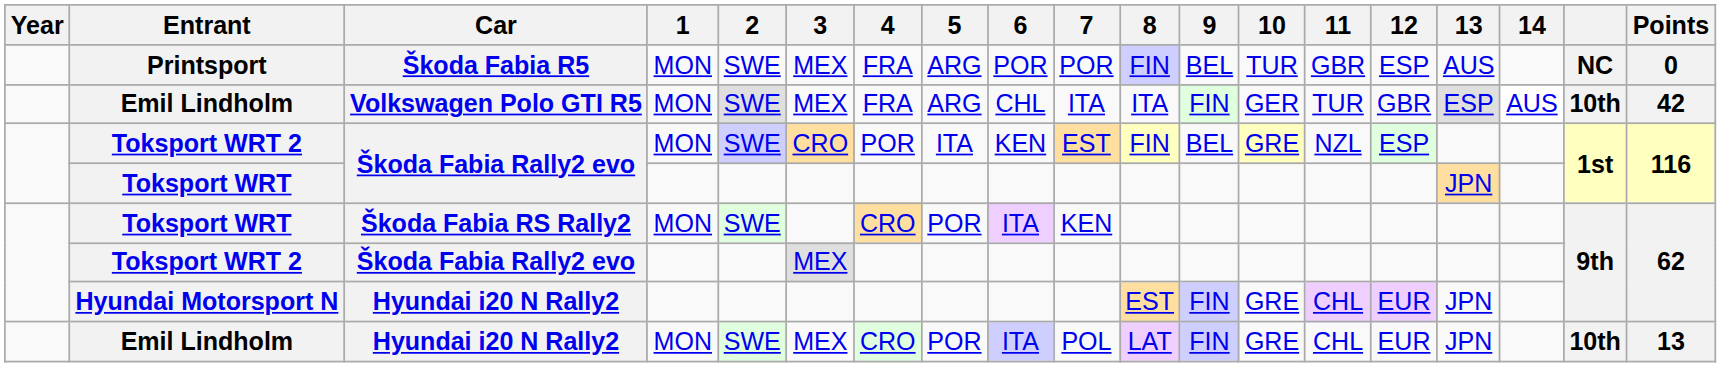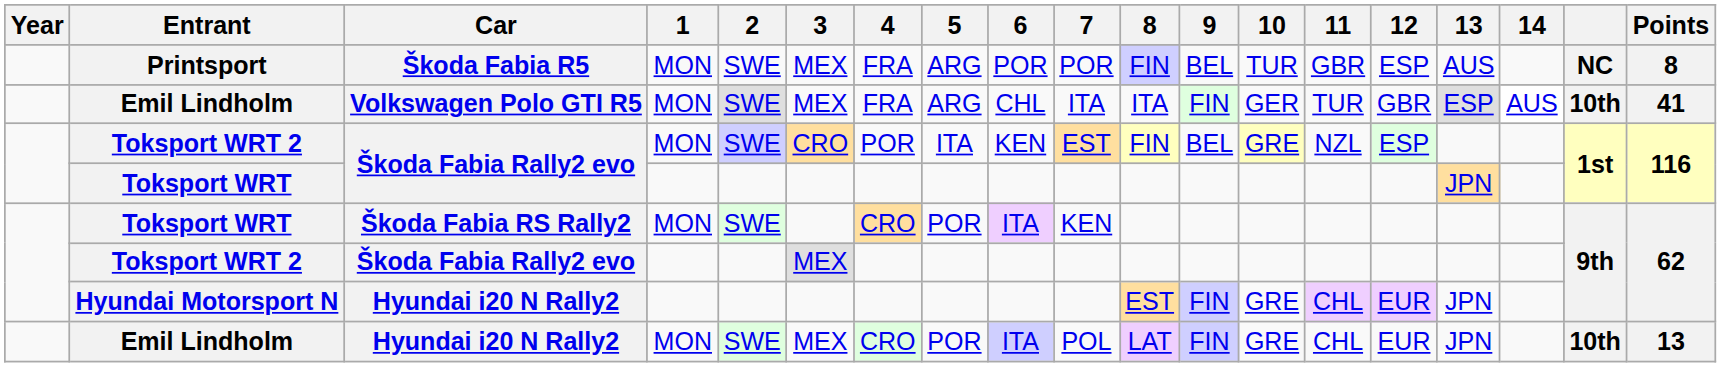(1671, 65) 0 -> (1671, 65) 8
(1671, 104) 42 -> (1671, 104) 41
